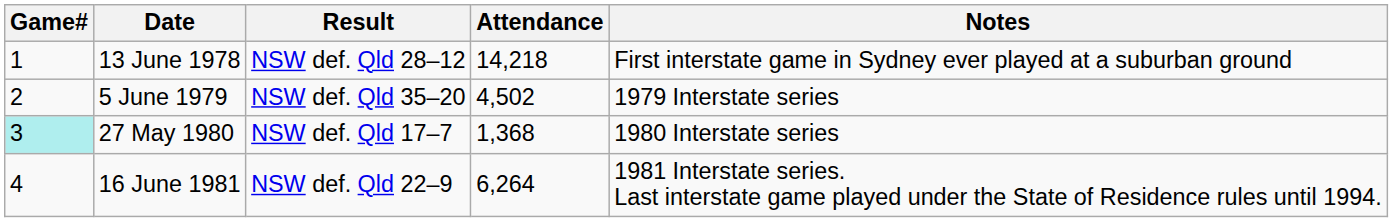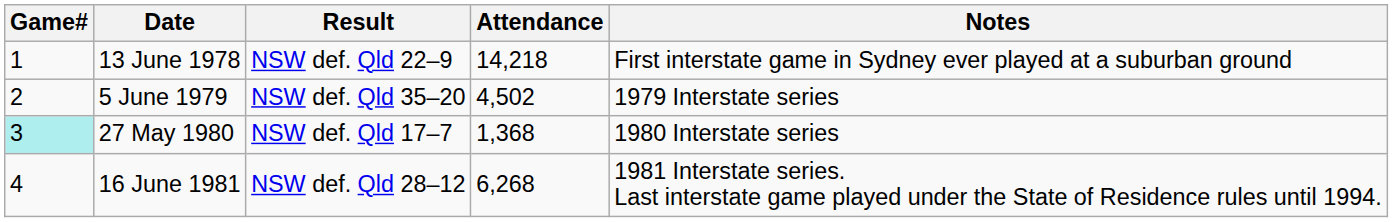(358, 60) NSW def. Qld 28–12 -> (352, 60) NSW def. Qld 22–9
(352, 184) NSW def. Qld 22–9 -> (358, 184) NSW def. Qld 28–12
(505, 184) 6,264 -> (505, 184) 6,268
